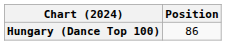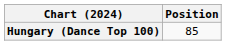(192, 31) 86 -> (192, 31) 85
